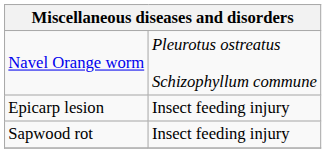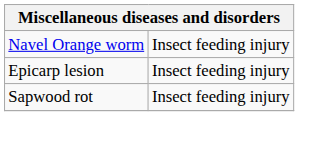(234, 62) Pleurotus ostreatus Schizophyllum commune -> (221, 44) Insect feeding injury
